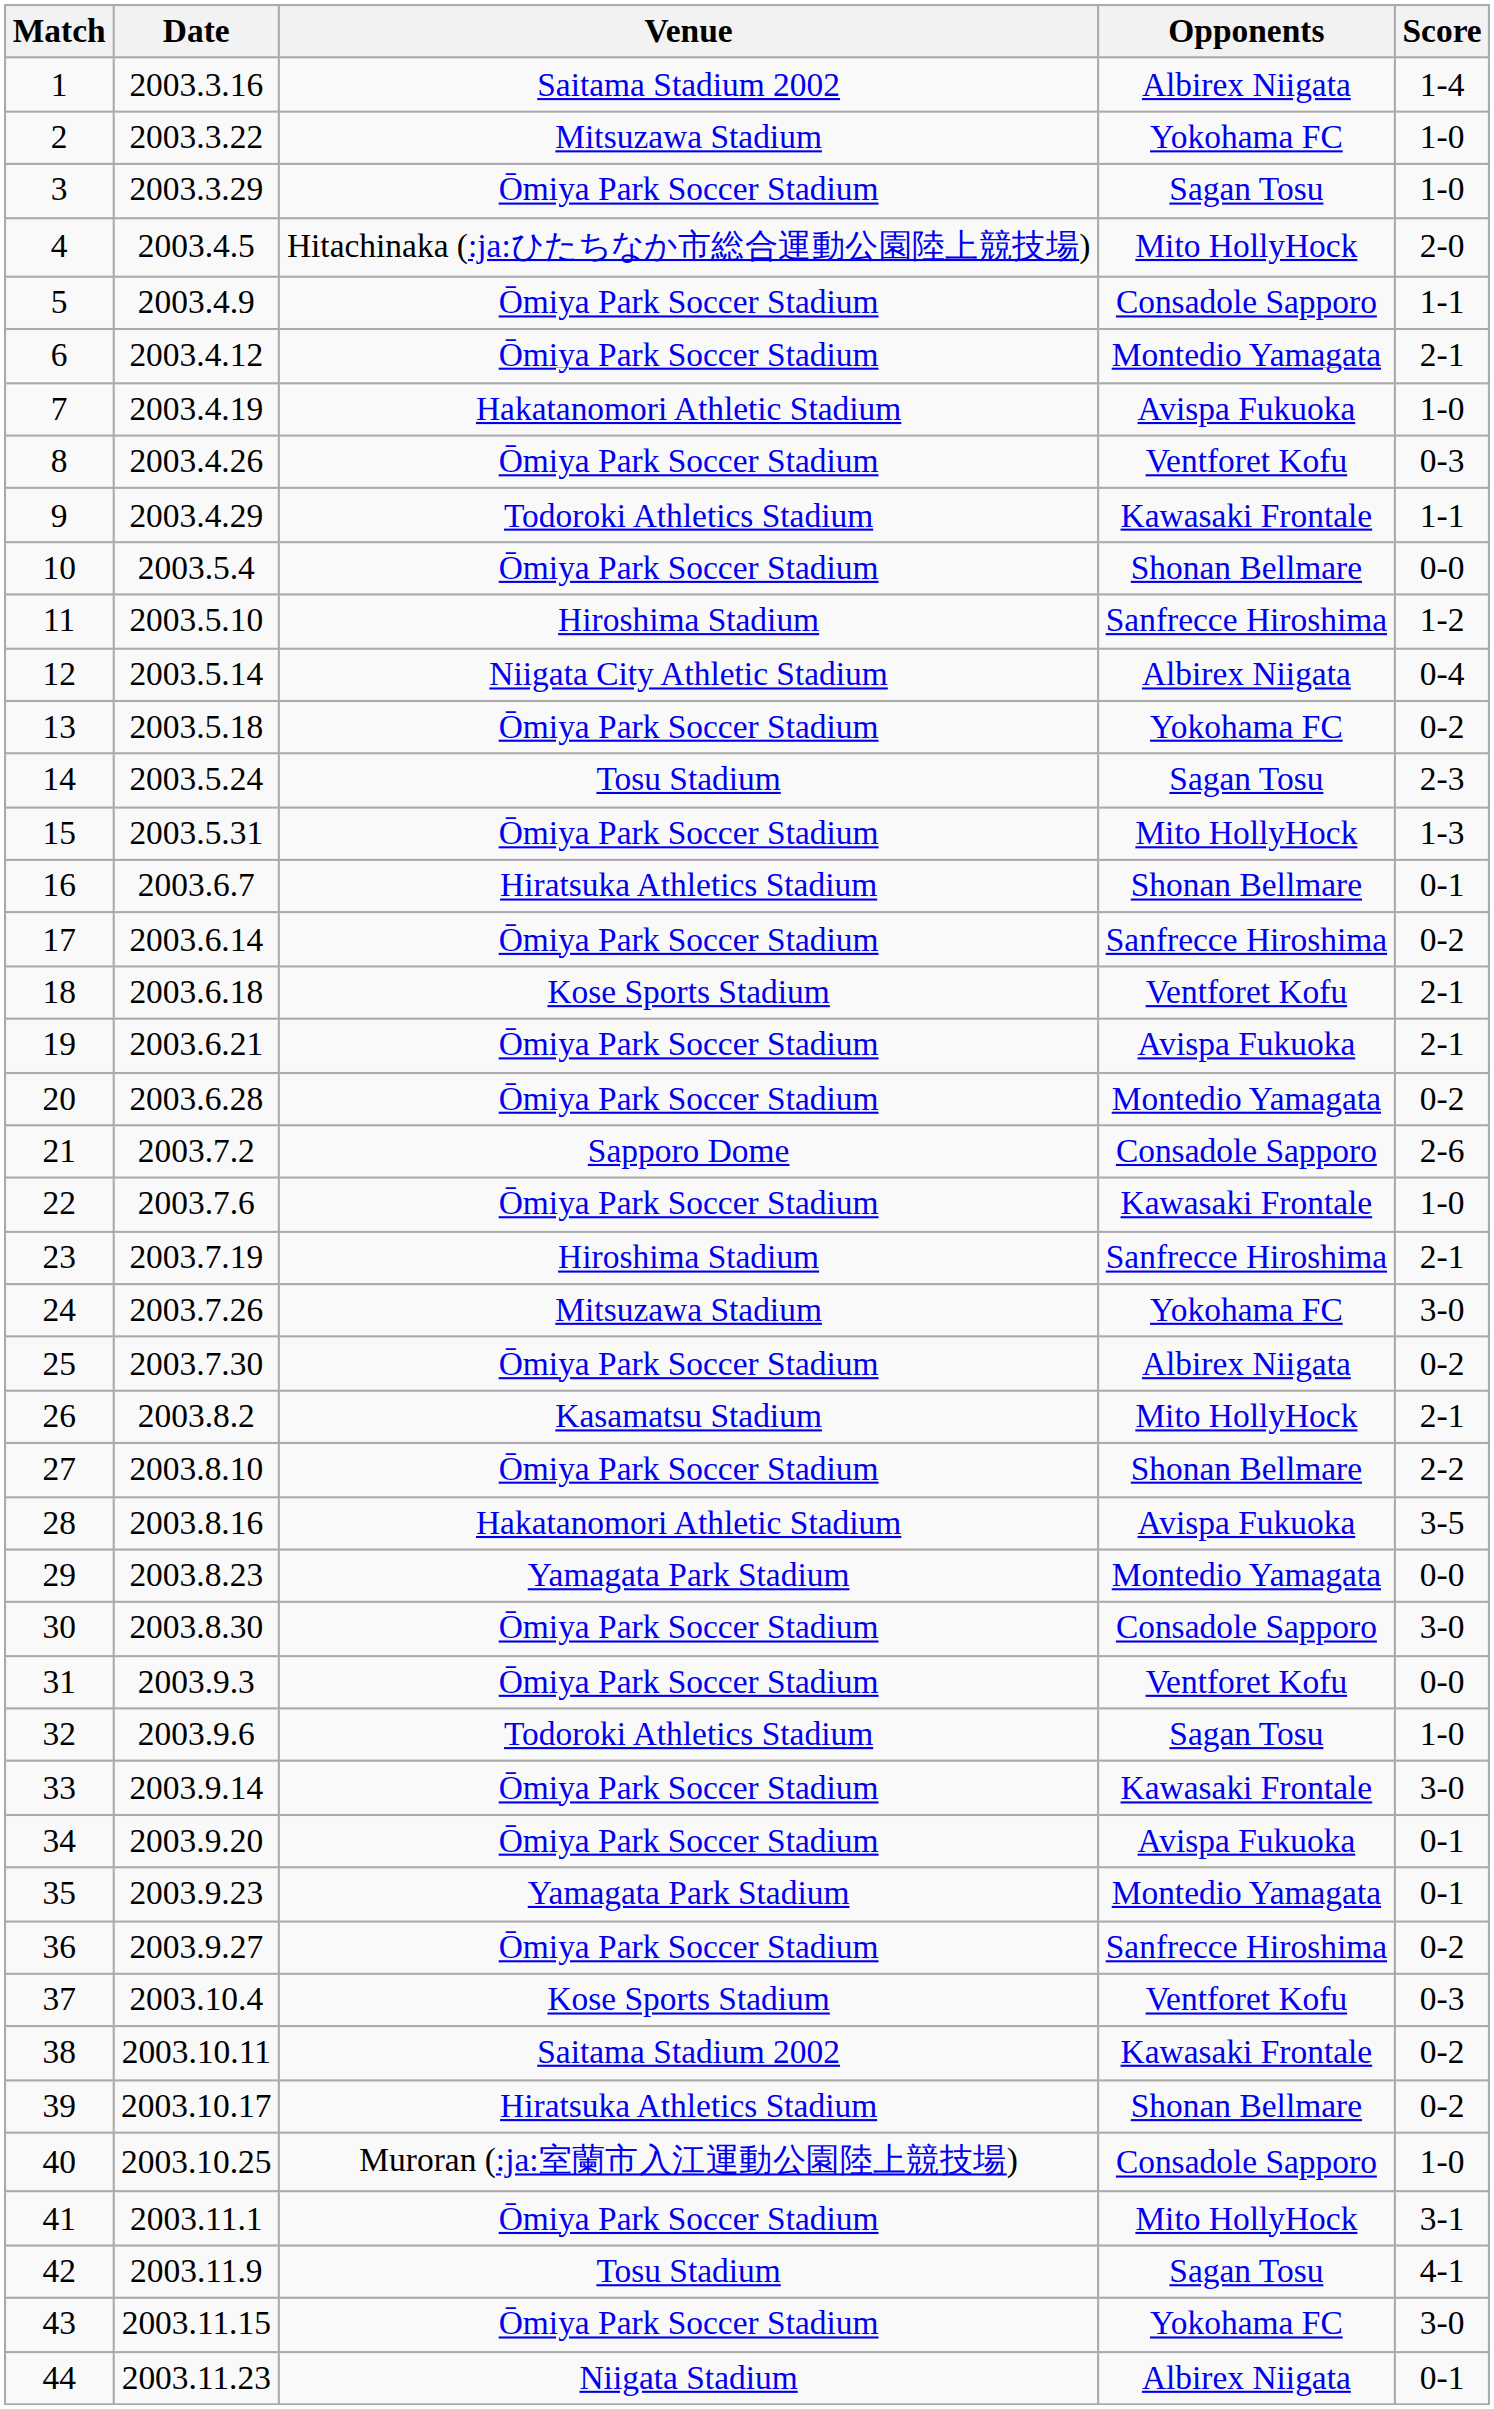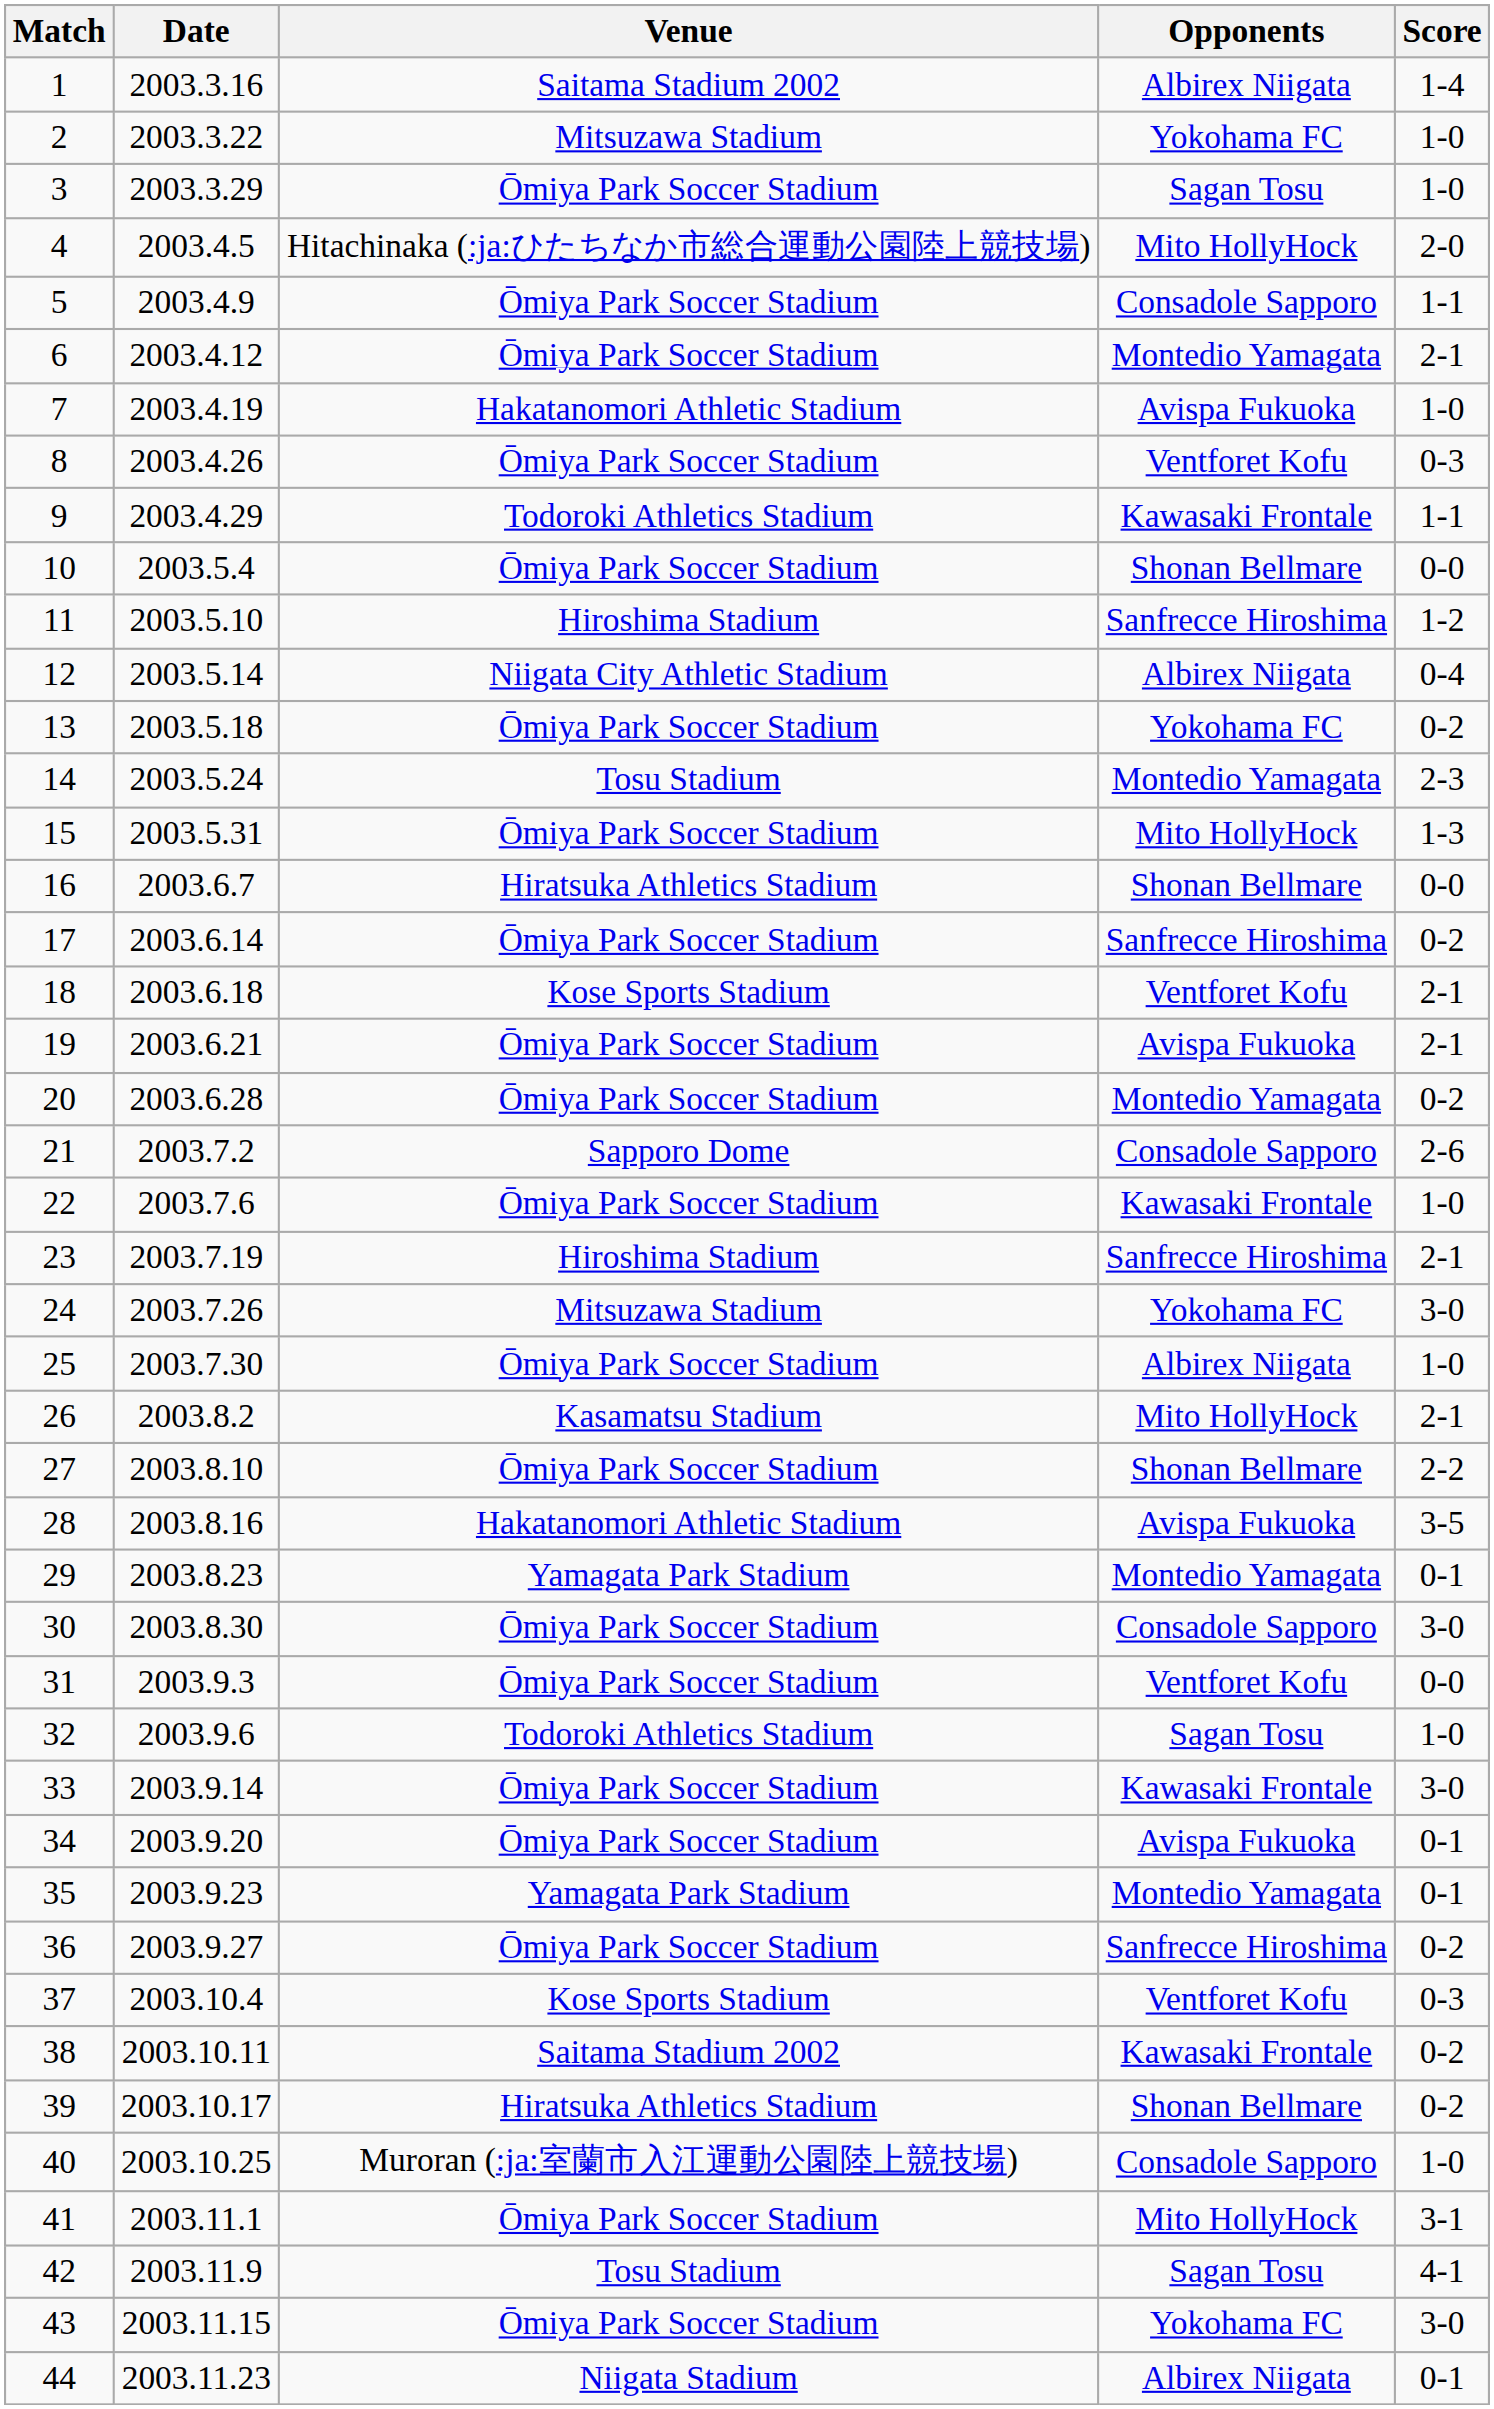(1246, 779) Sagan Tosu -> (1246, 779) Montedio Yamagata
(1442, 885) 0-1 -> (1442, 885) 0-0
(1442, 1363) 0-2 -> (1442, 1363) 1-0
(1442, 1575) 0-0 -> (1442, 1575) 0-1
